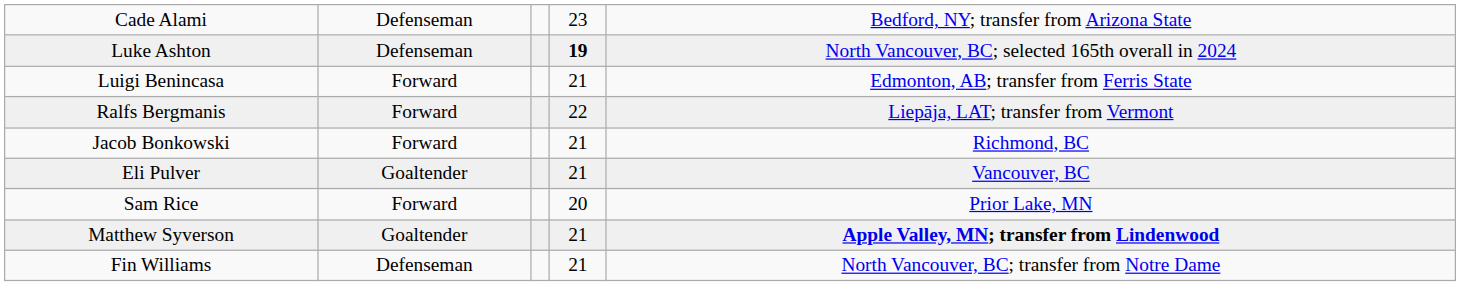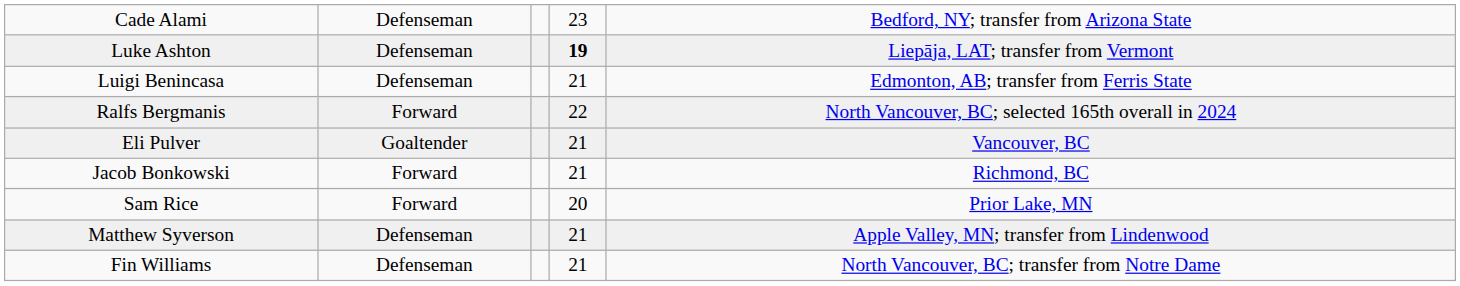(1031, 50) North Vancouver, BC; selected 165th overall in 2024 -> (1031, 50) Liepāja, LAT; transfer from Vermont
(424, 81) Forward -> (424, 81) Defenseman
(1031, 111) Liepāja, LAT; transfer from Vermont -> (1031, 111) North Vancouver, BC; selected 165th overall in 2024
rows swapped: (161, 142) <-> (161, 173)
(424, 234) Goaltender -> (424, 234) Defenseman
(1031, 234) bold -> (1031, 234) normal
